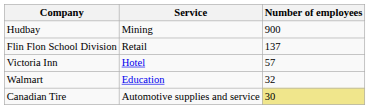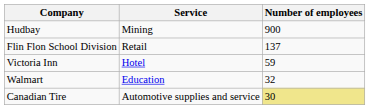(270, 63) 57 -> (270, 63) 59
